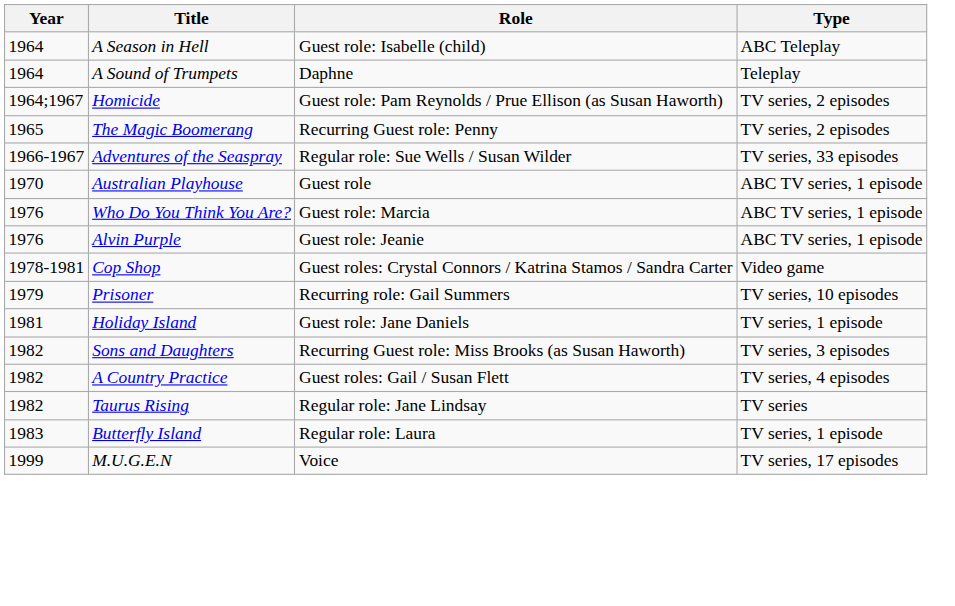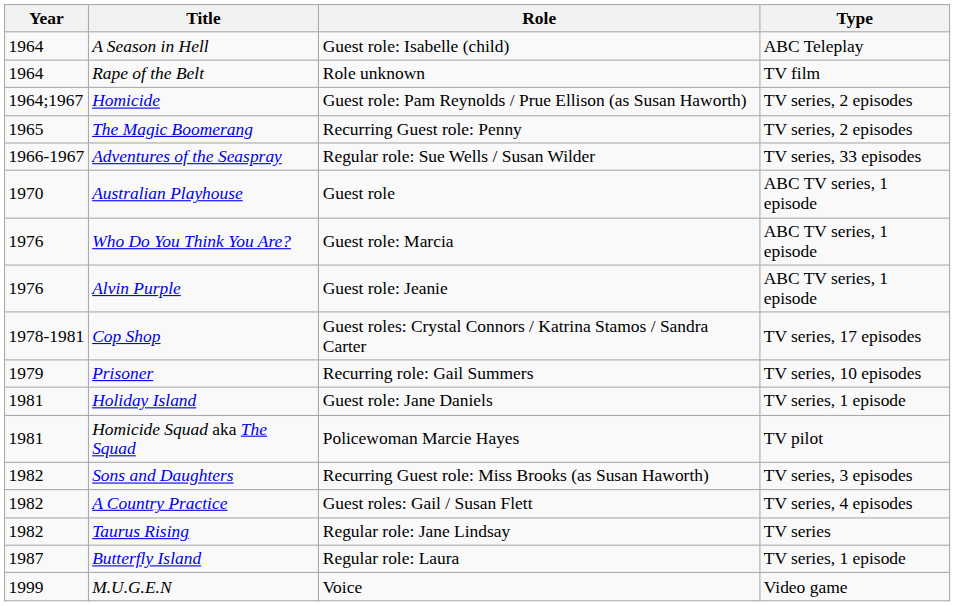- row: (165, 73)
+ row: (148, 73)
(782, 267) Video game -> (843, 335) TV series, 17 episodes
+ row: (180, 438)
(26, 433) 1983 -> (26, 558) 1987
(819, 460) TV series, 17 episodes -> (806, 586) Video game
